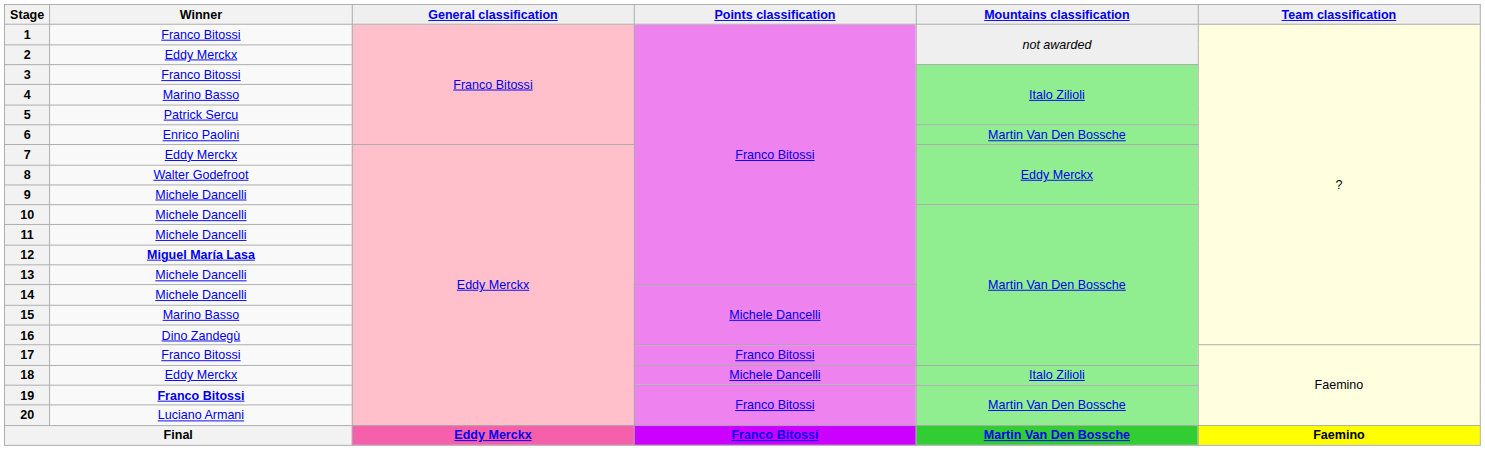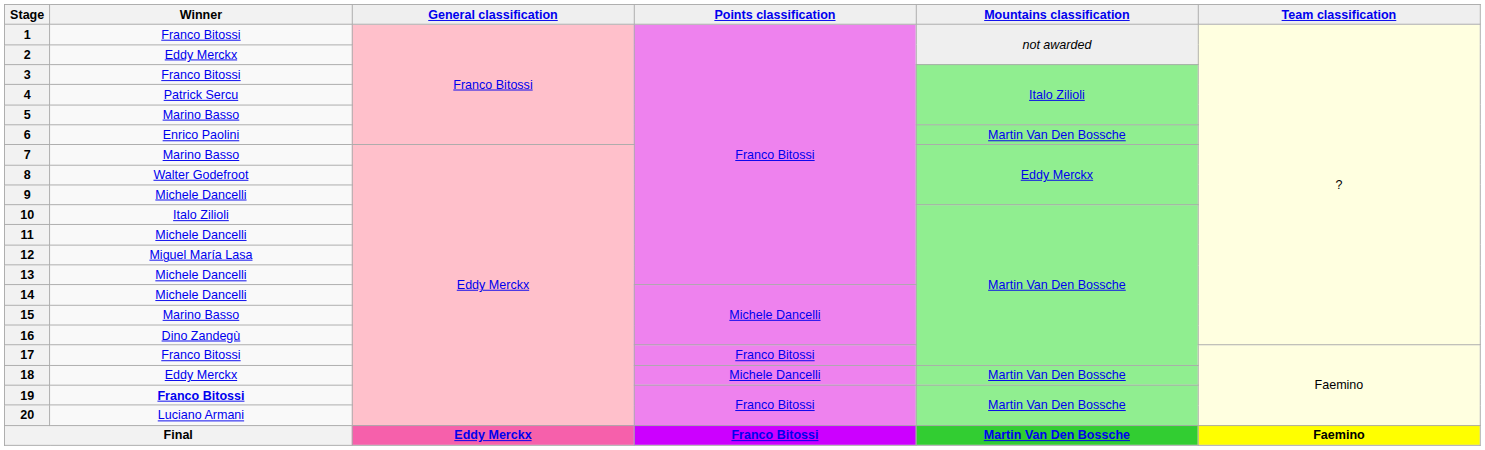(201, 95) Marino Basso -> (201, 95) Patrick Sercu
(201, 115) Patrick Sercu -> (201, 115) Marino Basso
(201, 155) Eddy Merckx -> (201, 155) Marino Basso
(201, 215) Michele Dancelli -> (201, 215) Italo Zilioli
(201, 255) bold -> (201, 255) normal
(1057, 375) Italo Zilioli -> (1057, 375) Martin Van Den Bossche
